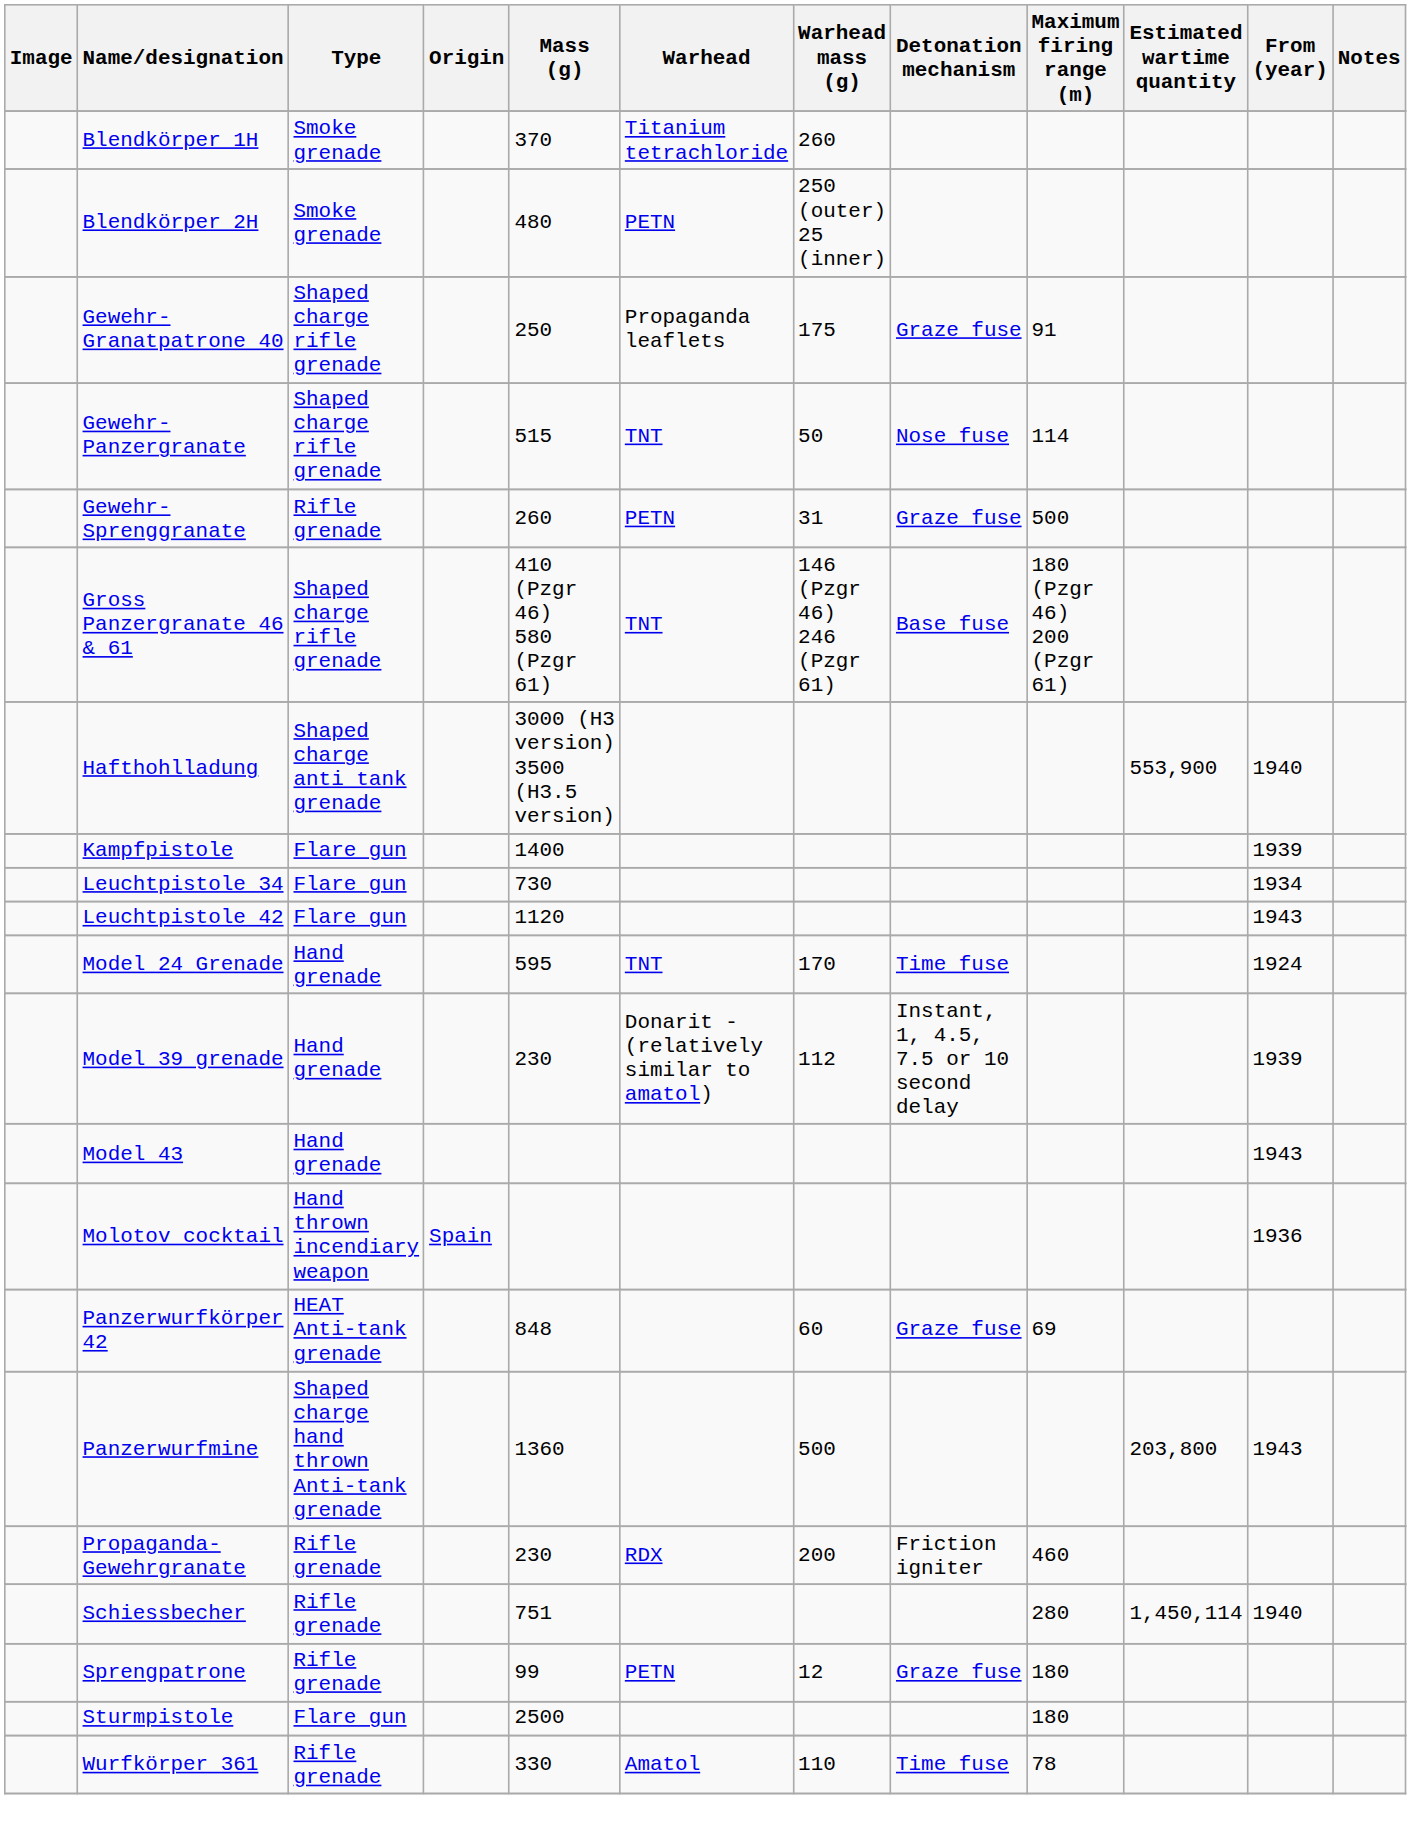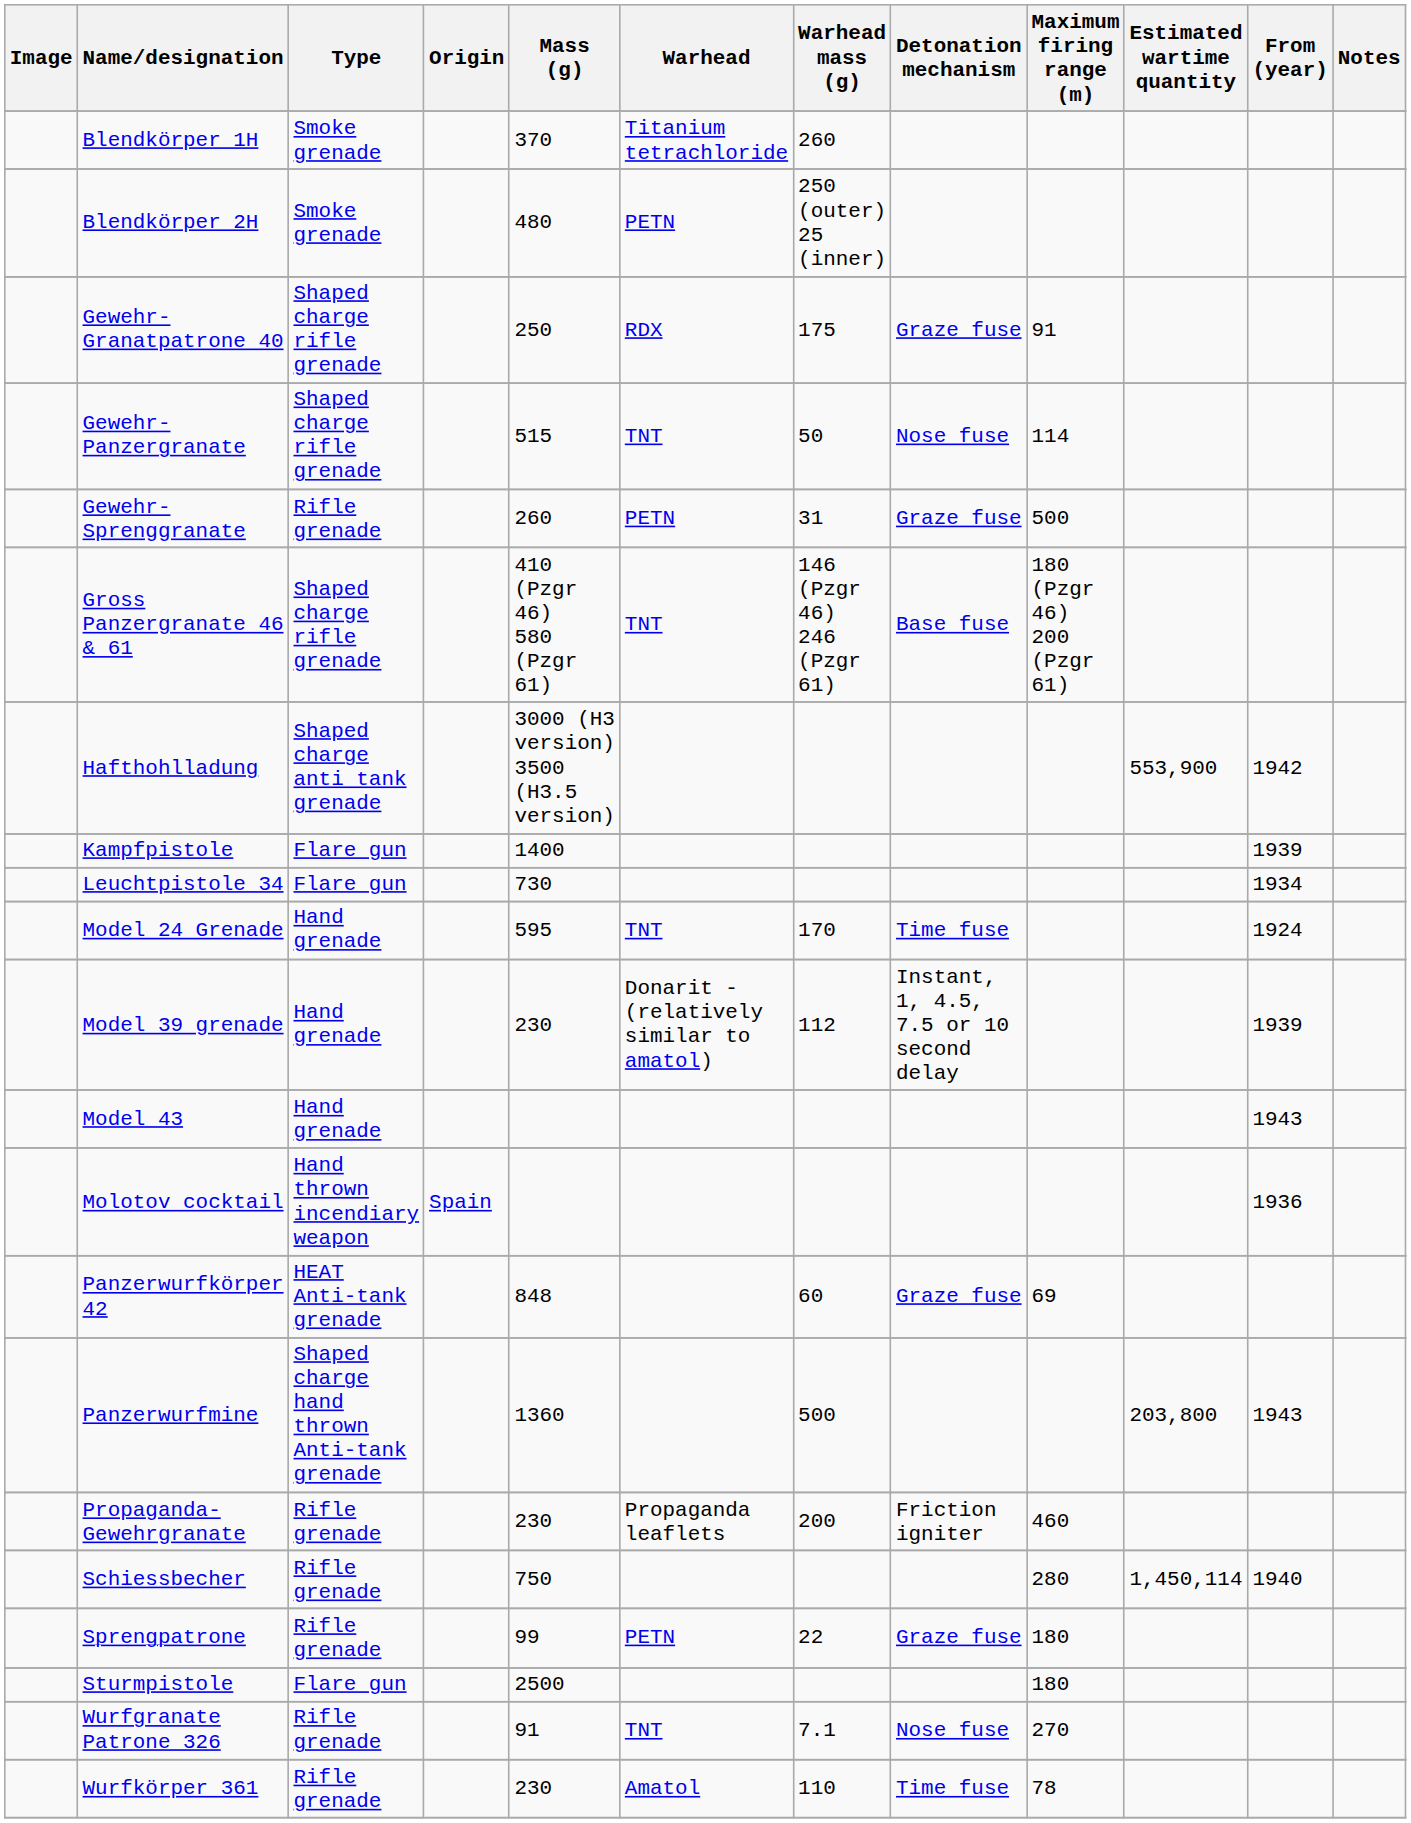(688, 329) Propaganda leaflets -> (644, 329) RDX
(1278, 768) 1940 -> (1278, 768) 1942
- row: (183, 918)
(644, 1556) RDX -> (688, 1522) Propaganda leaflets
(533, 1614) 751 -> (533, 1580) 750
(811, 1672) 12 -> (811, 1638) 22
+ row: (152, 1730)
(533, 1765) 330 -> (533, 1789) 230
